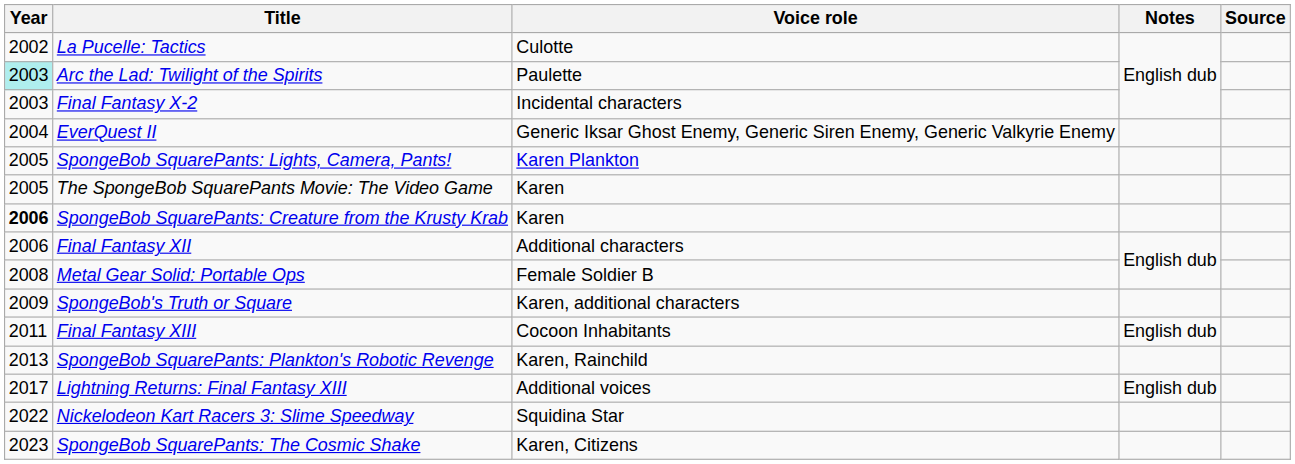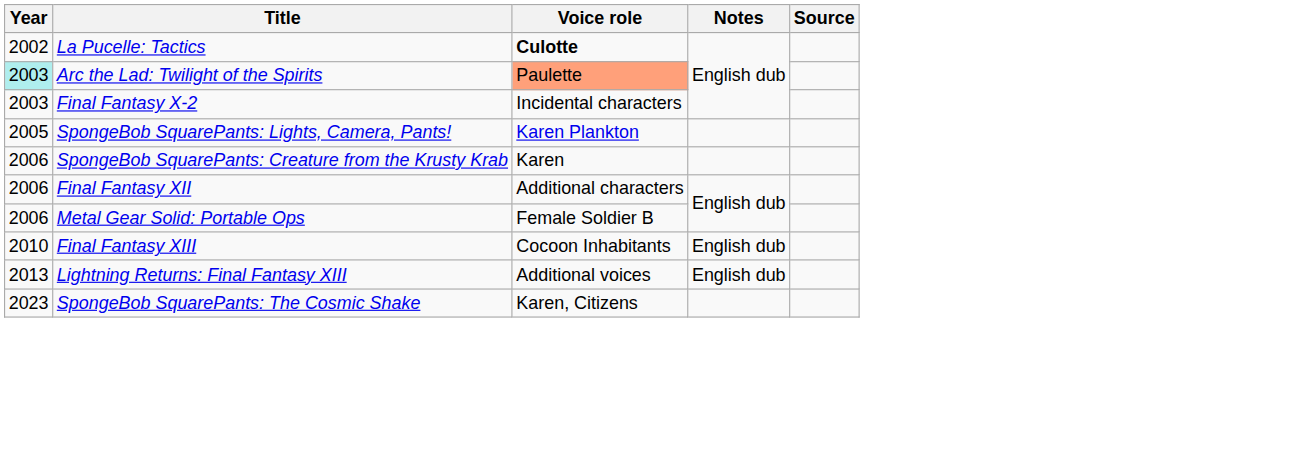(545, 47) normal -> (547, 47) bold
(549, 75) no background -> (549, 75) lightsalmon background
- row: (107, 132)
- row: (275, 189)
(29, 217) bold -> (29, 160) normal
(29, 274) 2008 -> (29, 217) 2006
- row: (174, 302)
(28, 331) 2011 -> (29, 246) 2010
- row: (275, 359)
(29, 388) 2017 -> (29, 274) 2013
- row: (235, 416)
